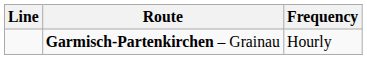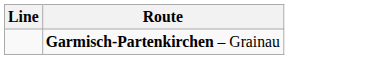- column: (323, 16)
